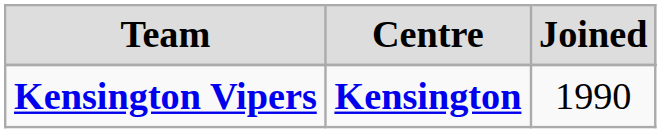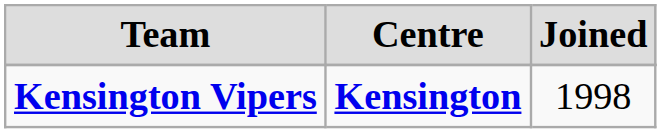(593, 95) 1990 -> (593, 95) 1998
